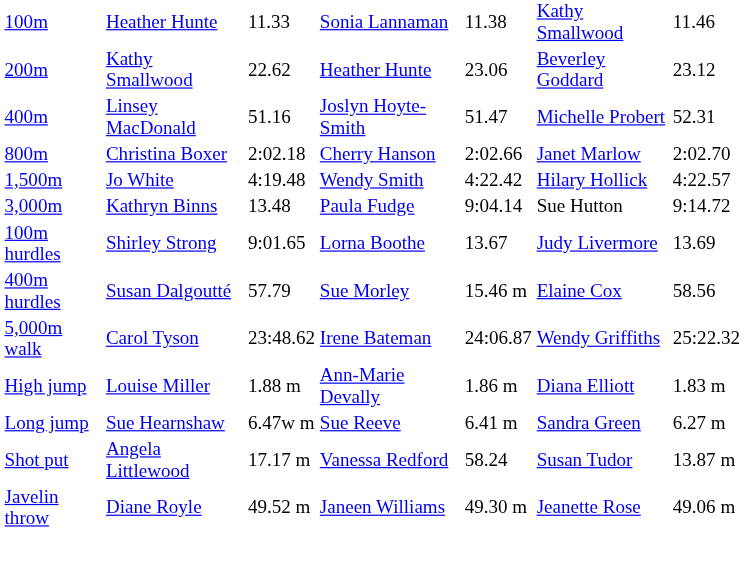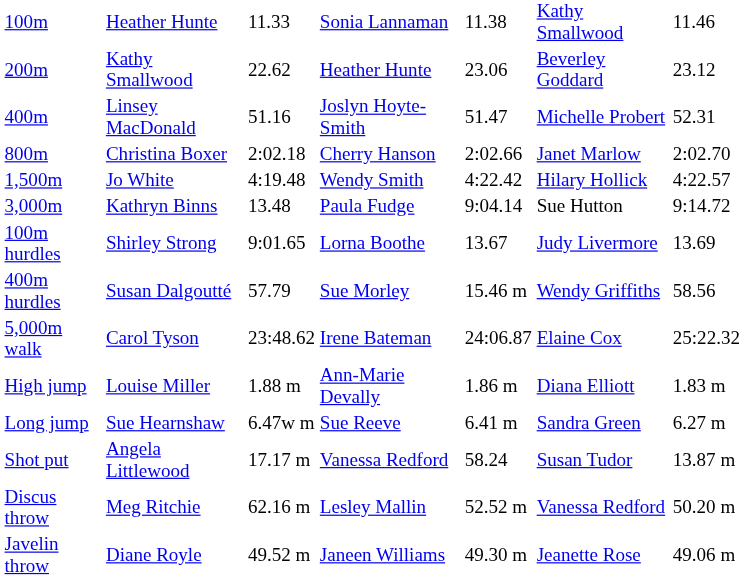(579, 290) Elaine Cox -> (598, 290) Wendy Griffiths
(598, 338) Wendy Griffiths -> (579, 338) Elaine Cox
+ row: (30, 507)
